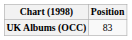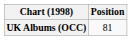(108, 27) 83 -> (108, 27) 81
